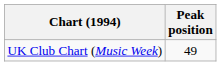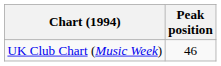(190, 50) 49 -> (190, 50) 46
